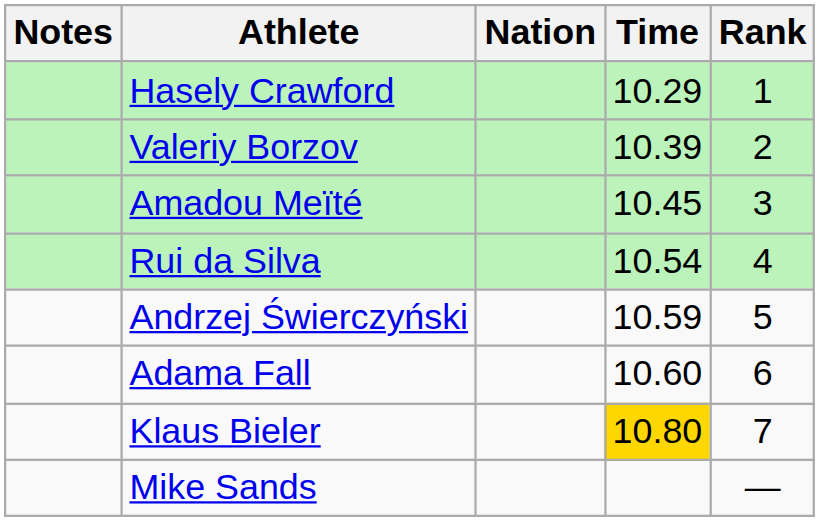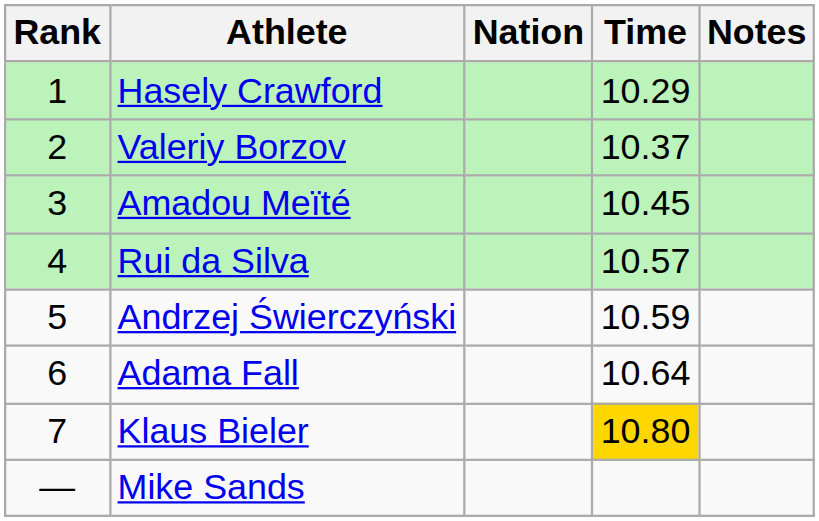columns swapped: (763, 32) <-> (63, 32)
(657, 146) 10.39 -> (646, 146) 10.37
(657, 260) 10.54 -> (646, 260) 10.57
(657, 373) 10.60 -> (646, 373) 10.64
